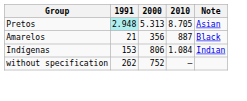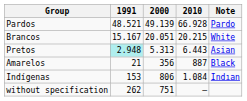+ row: (21, 24)
+ row: (23, 37)
(180, 24) 8.705 -> (195, 50) 6.443
(157, 63) 752 -> (167, 90) 751
